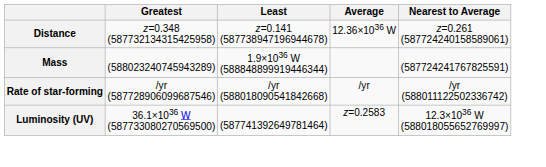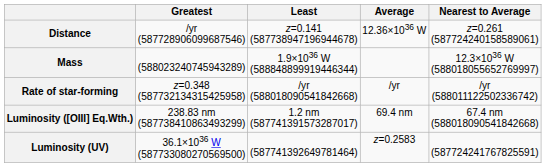(161, 34) z=0.348 (587732134315425958) -> (192, 34) /yr (587728906099687546)
(455, 68) (587724241767825591) -> (485, 62) 12.3×1036 W (588018055652769997)
(161, 91) /yr (587728906099687546) -> (192, 91) z=0.348 (587732134315425958)
+ row: (70, 118)
(455, 120) 12.3×1036 W (588018055652769997) -> (485, 153) (587724241767825591)
